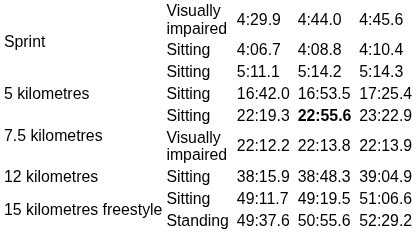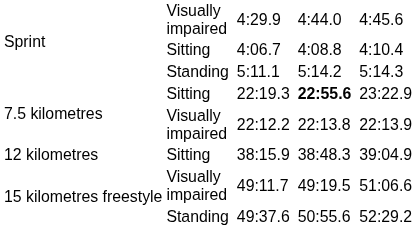(188, 72) Sitting -> (198, 72) Standing
- row: (263, 94)
(188, 198) Sitting -> (197, 186) Visually impaired
